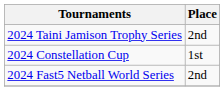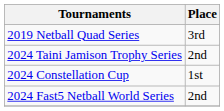+ row: (73, 34)
